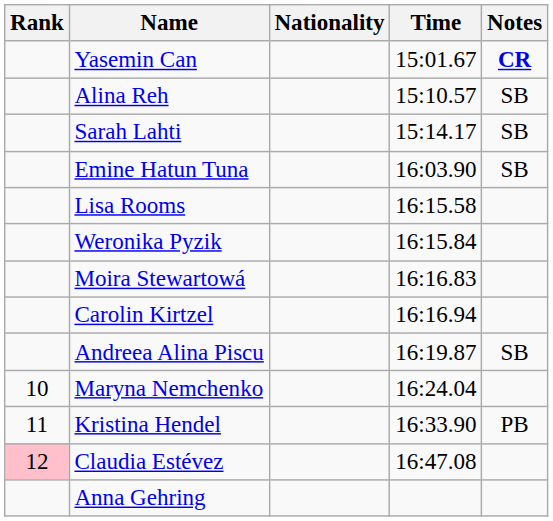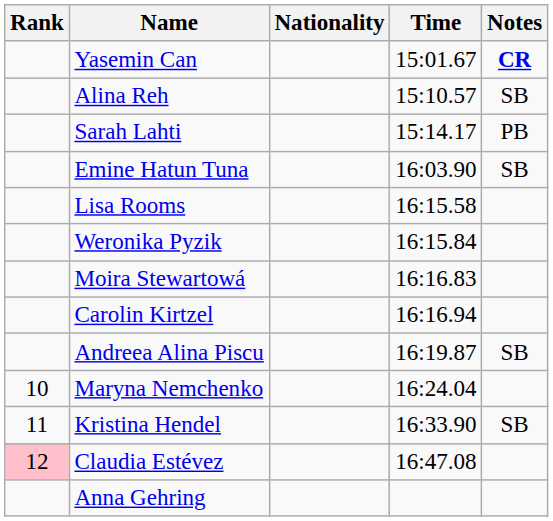(515, 132) SB -> (515, 132) PB
(515, 424) PB -> (515, 424) SB
